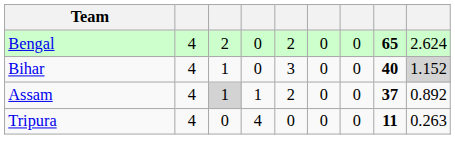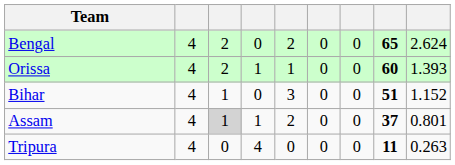+ row: (29, 69)
(390, 69) 40 -> (390, 95) 51
(429, 69) lightgrey background -> (429, 95) no background
(429, 95) 0.892 -> (429, 120) 0.801
